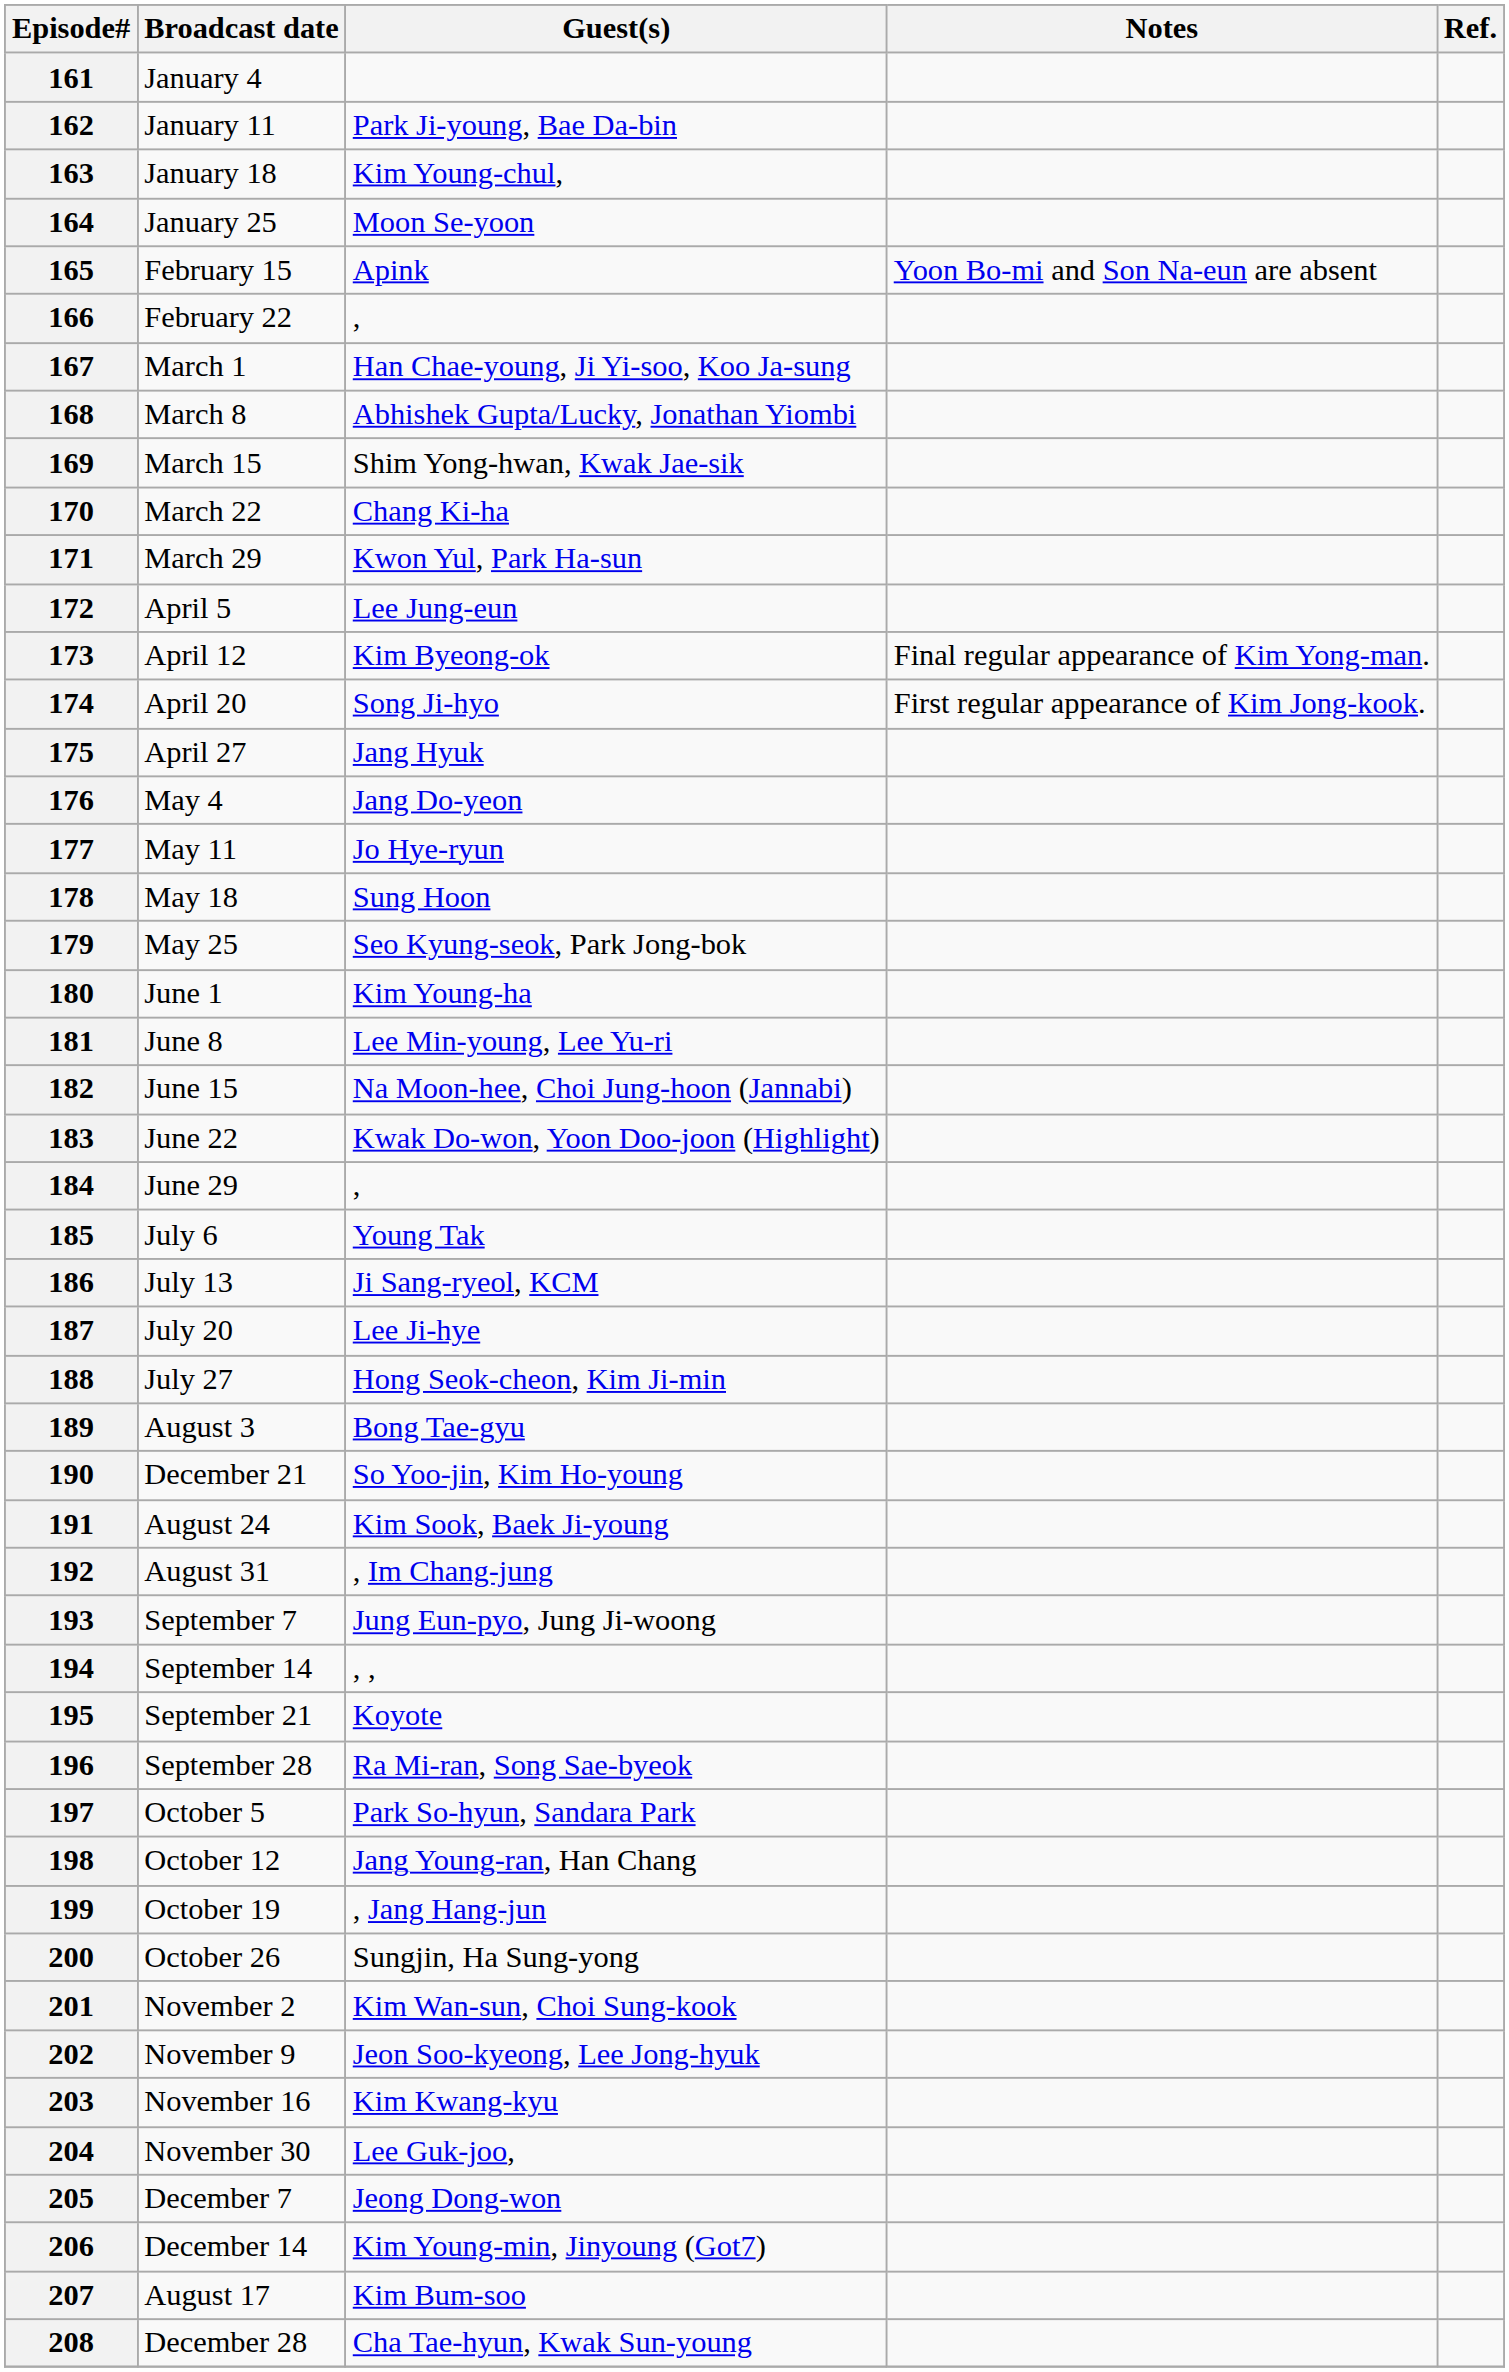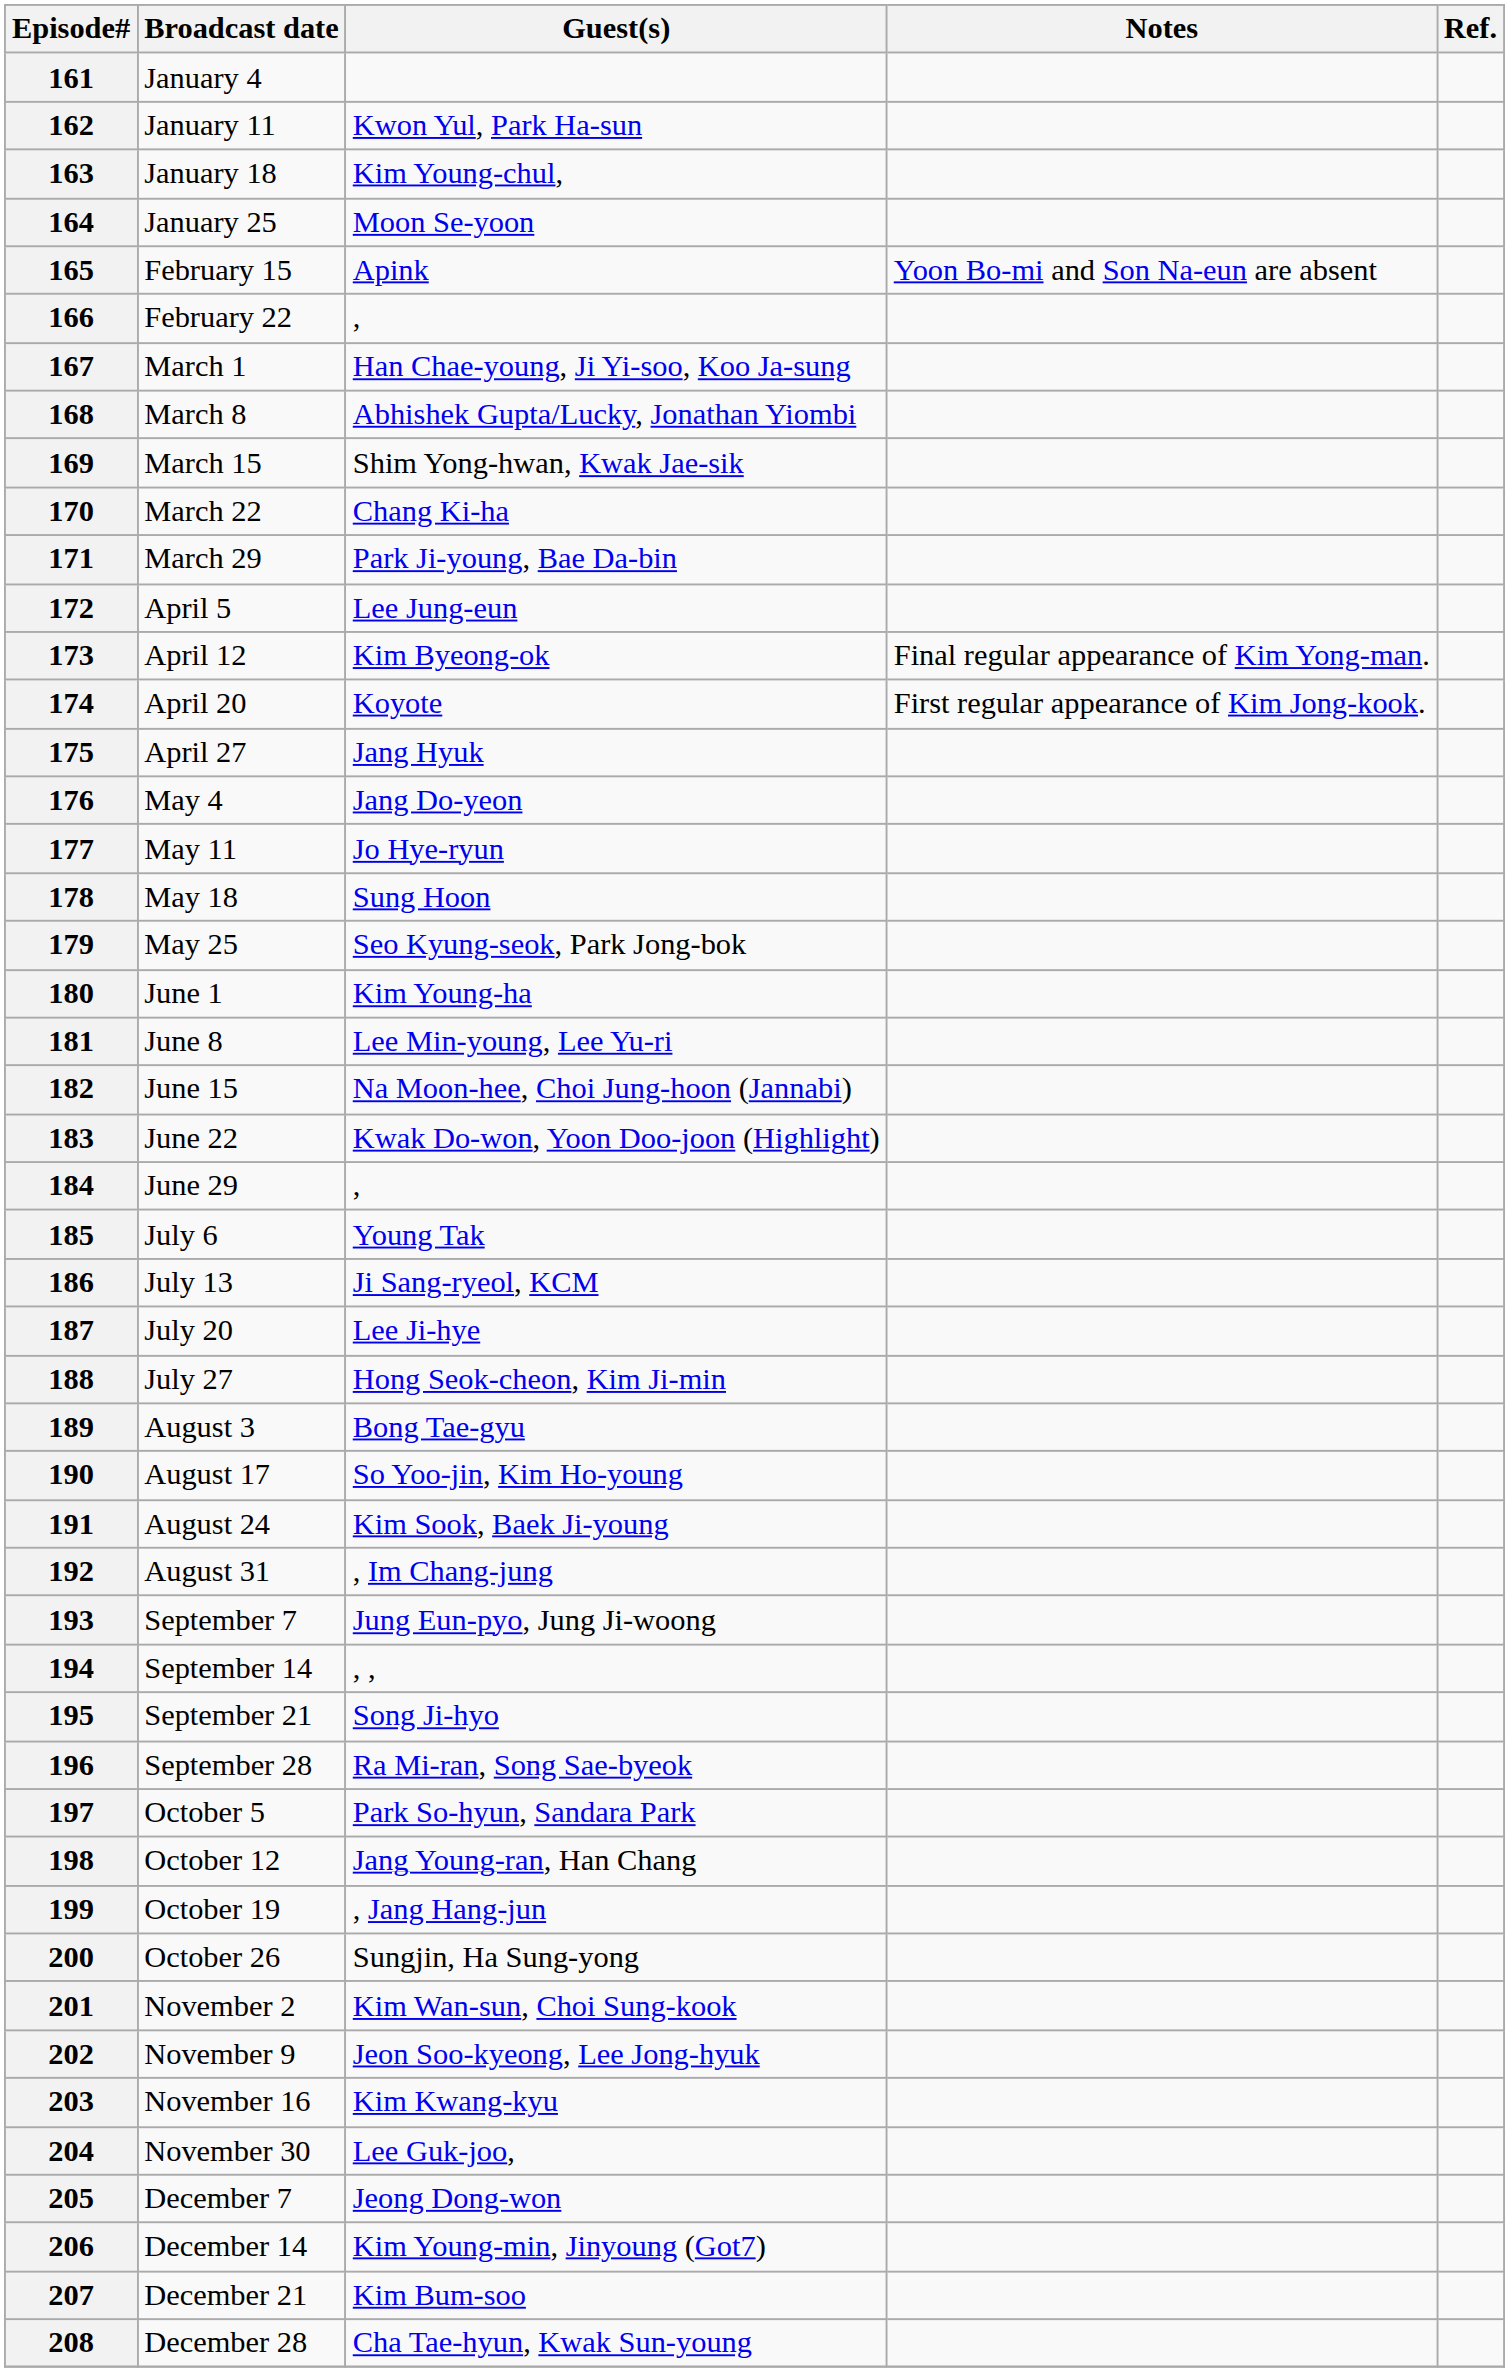(515, 125) Park Ji-young, Bae Da-bin -> (497, 125) Kwon Yul, Park Ha-sun
(497, 558) Kwon Yul, Park Ha-sun -> (515, 558) Park Ji-young, Bae Da-bin
(426, 703) Song Ji-hyo -> (398, 703) Koyote
(226, 1474) December 21 -> (207, 1474) August 17
(398, 1716) Koyote -> (426, 1716) Song Ji-hyo
(207, 2294) August 17 -> (226, 2294) December 21
